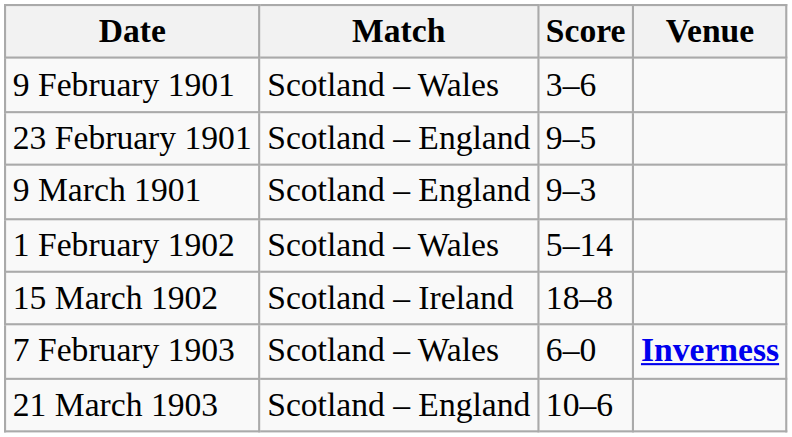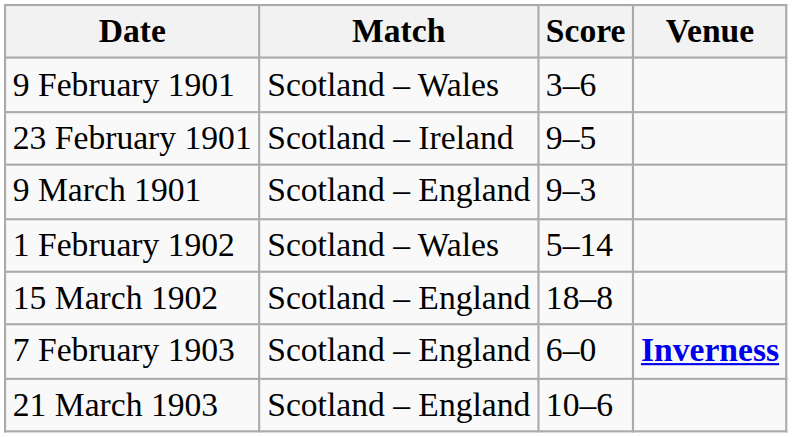(399, 137) Scotland – England -> (390, 137) Scotland – Ireland
(390, 297) Scotland – Ireland -> (399, 297) Scotland – England
(383, 350) Scotland – Wales -> (399, 350) Scotland – England
